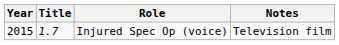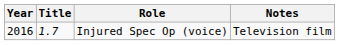(20, 31) 2015 -> (20, 31) 2016
